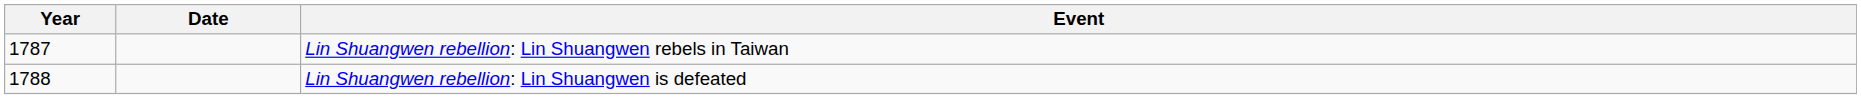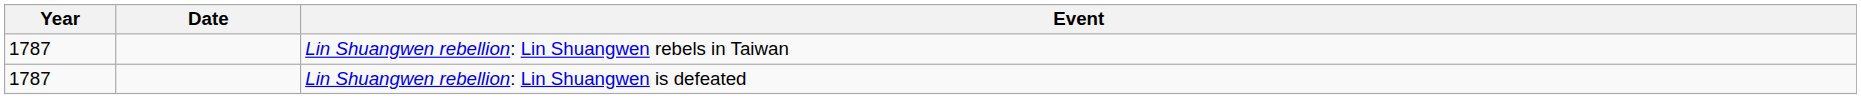(30, 78) 1788 -> (30, 78) 1787
